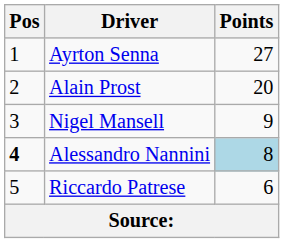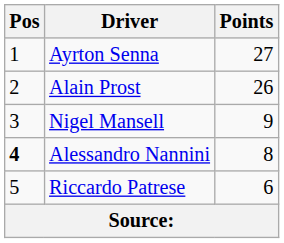(263, 88) 20 -> (263, 88) 26
(268, 154) lightblue background -> (268, 154) no background
